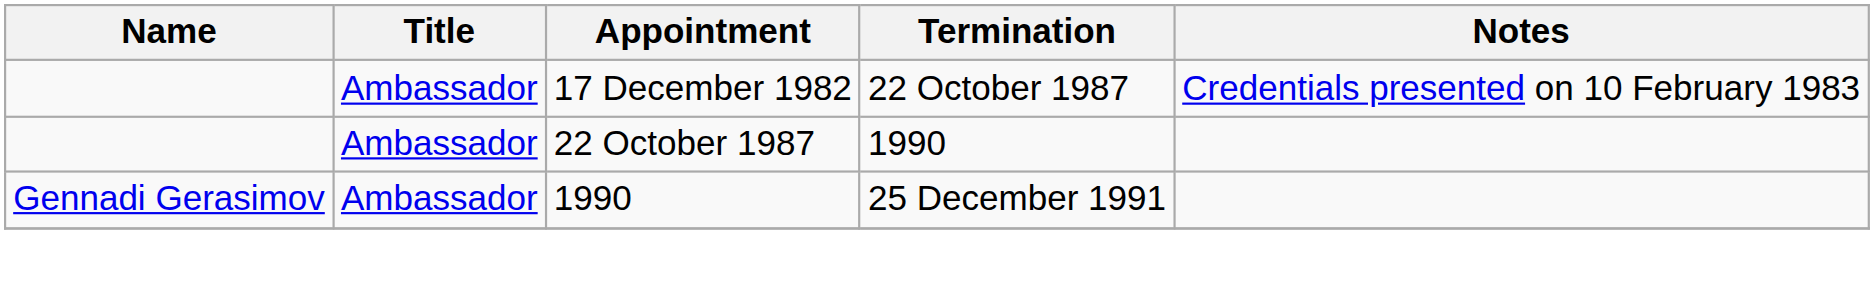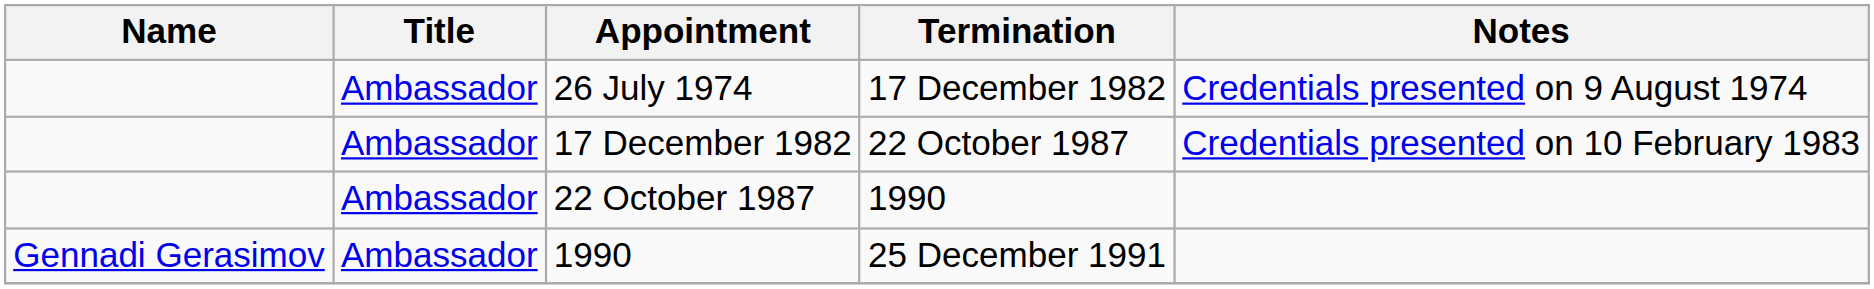+ row: (653, 87)
